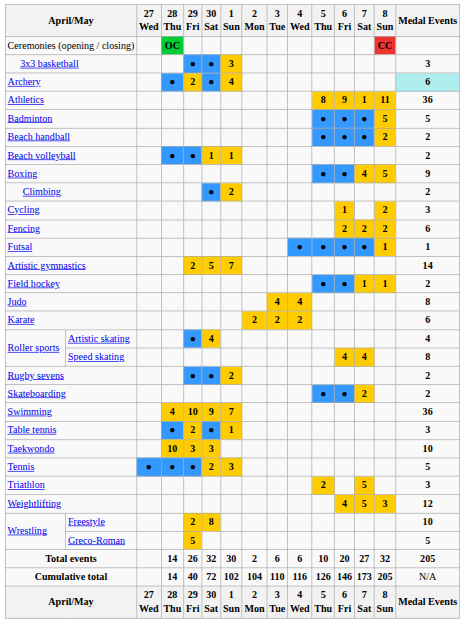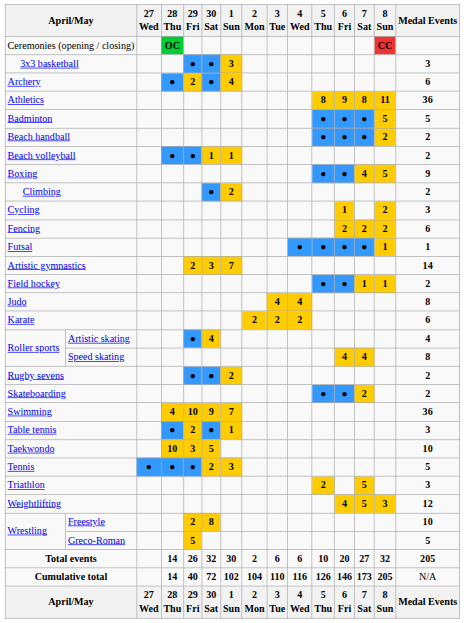(428, 82) paleturquoise background -> (428, 82) no background
(364, 100) 1 -> (364, 100) 8
(211, 265) 5 -> (211, 265) 3
(211, 448) 3 -> (211, 448) 5
